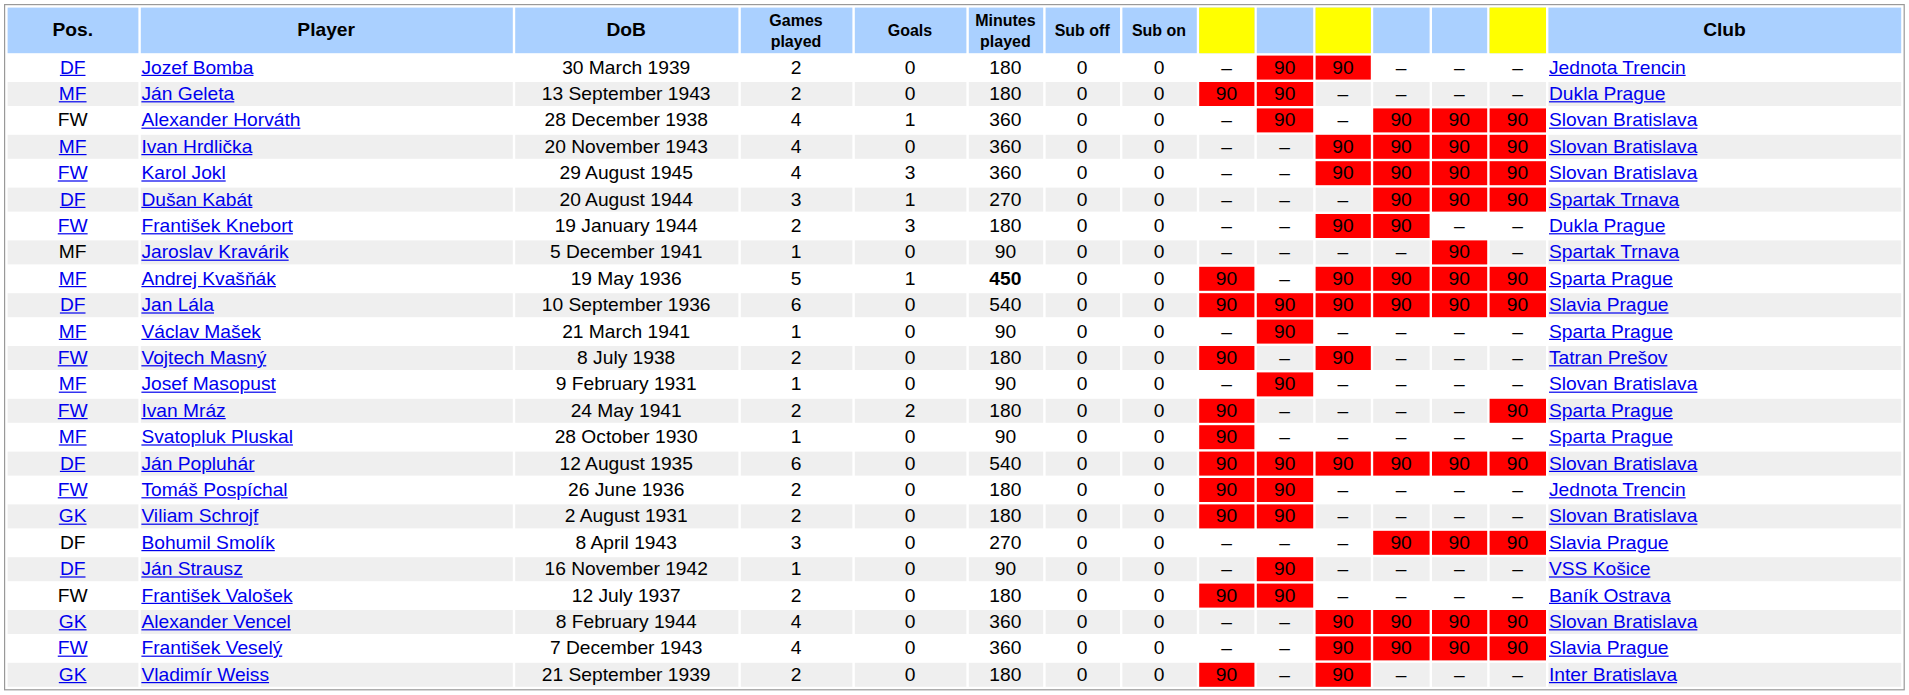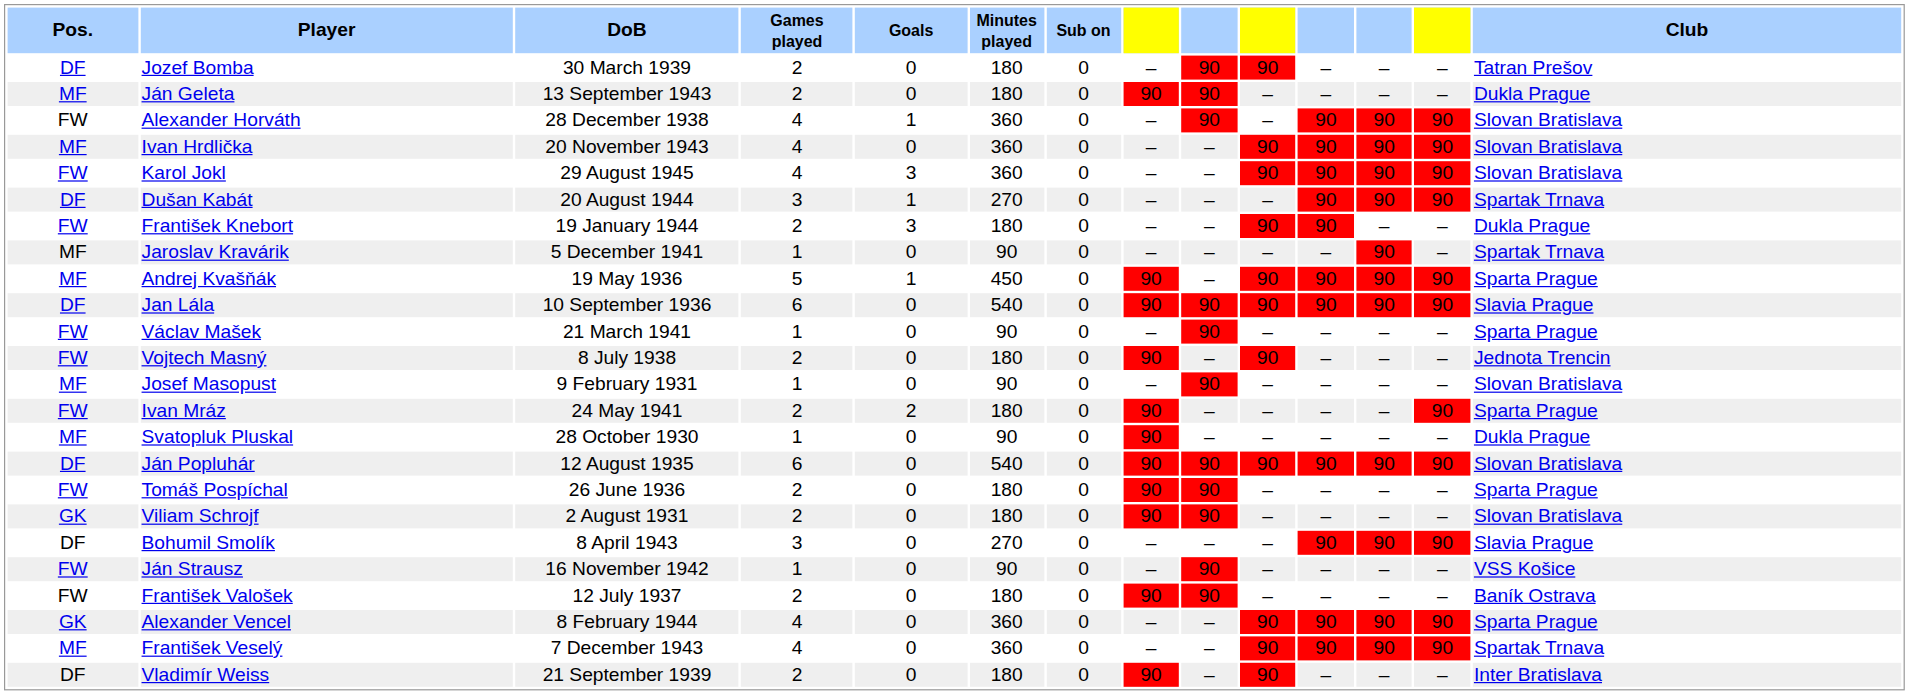- column: (1082, 31)
(1617, 67) Jednota Trencin -> (1533, 67) Tatran Prešov
(1005, 278) bold -> (1007, 278) normal
(73, 331) MF -> (73, 331) FW
(1608, 357) Tatran Prešov -> (1542, 357) Jednota Trencin
(1611, 437) Sparta Prague -> (1532, 437) Dukla Prague
(1617, 489) Jednota Trencin -> (1536, 489) Sparta Prague
(73, 569) DF -> (73, 569) FW
(1623, 621) Slovan Bratislava -> (1536, 621) Sparta Prague
(73, 648) FW -> (73, 648) MF
(1609, 648) Slavia Prague -> (1539, 648) Spartak Trnava
(73, 674) GK -> (73, 674) DF
